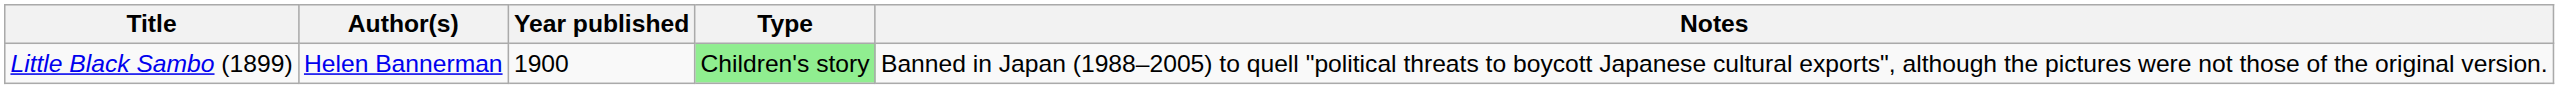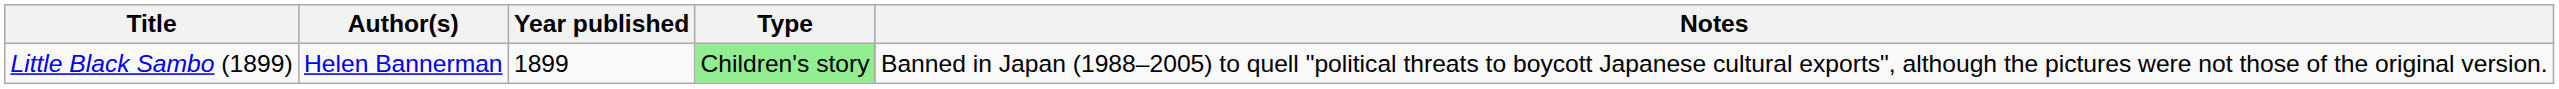(541, 63) 1900 -> (541, 63) 1899
